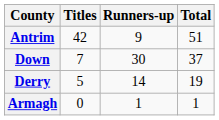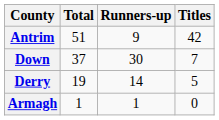columns swapped: (80, 15) <-> (196, 15)
